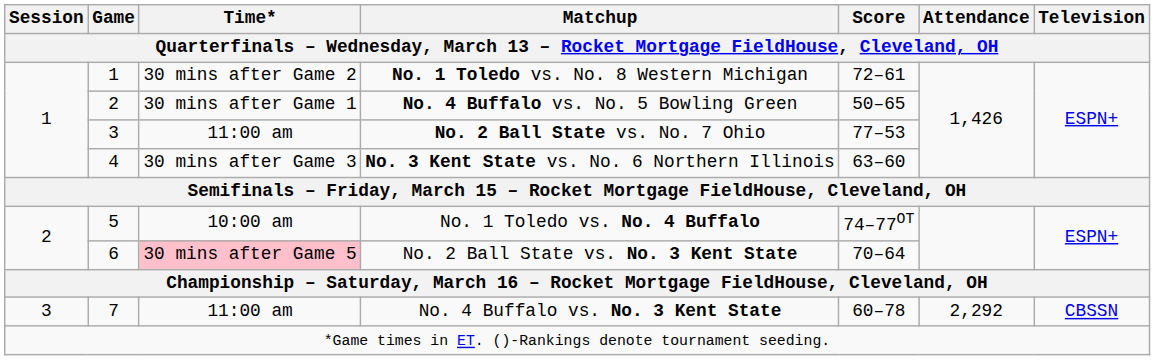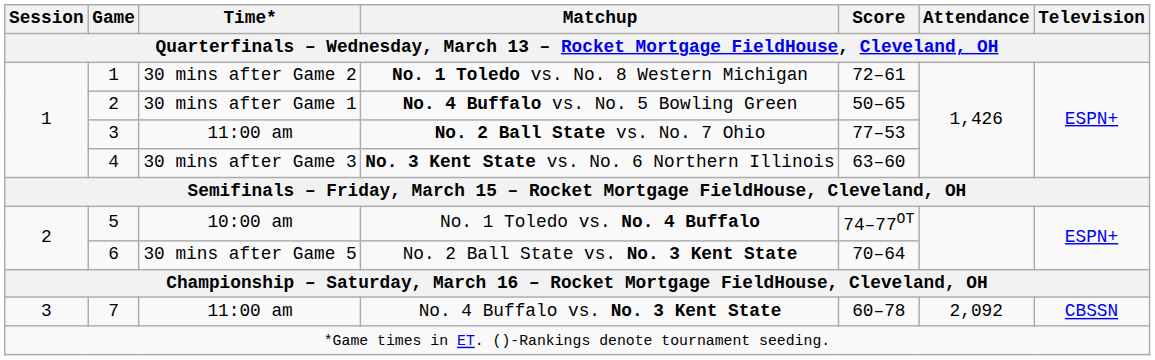(250, 255) pink background -> (250, 255) no background
(976, 312) 2,292 -> (976, 312) 2,092
